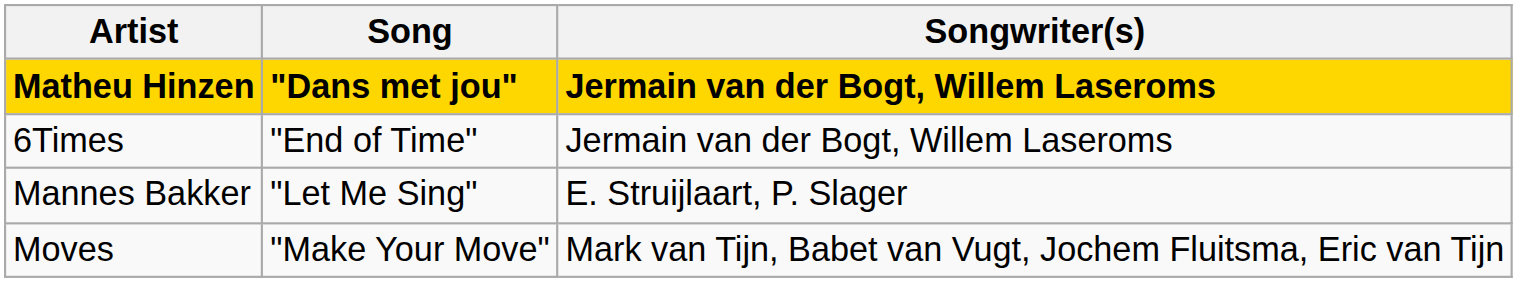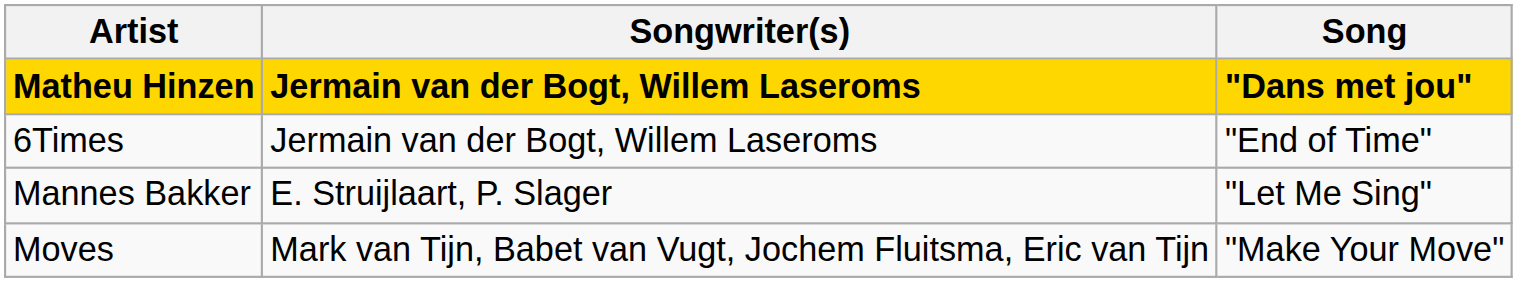columns swapped: (410, 31) <-> (1035, 31)
